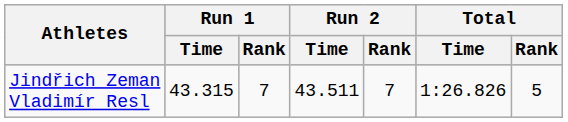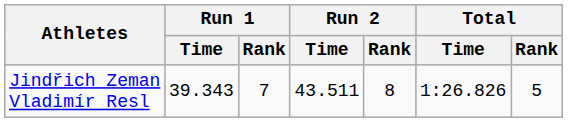(201, 91) 43.315 -> (201, 91) 39.343
(390, 91) 7 -> (390, 91) 8
